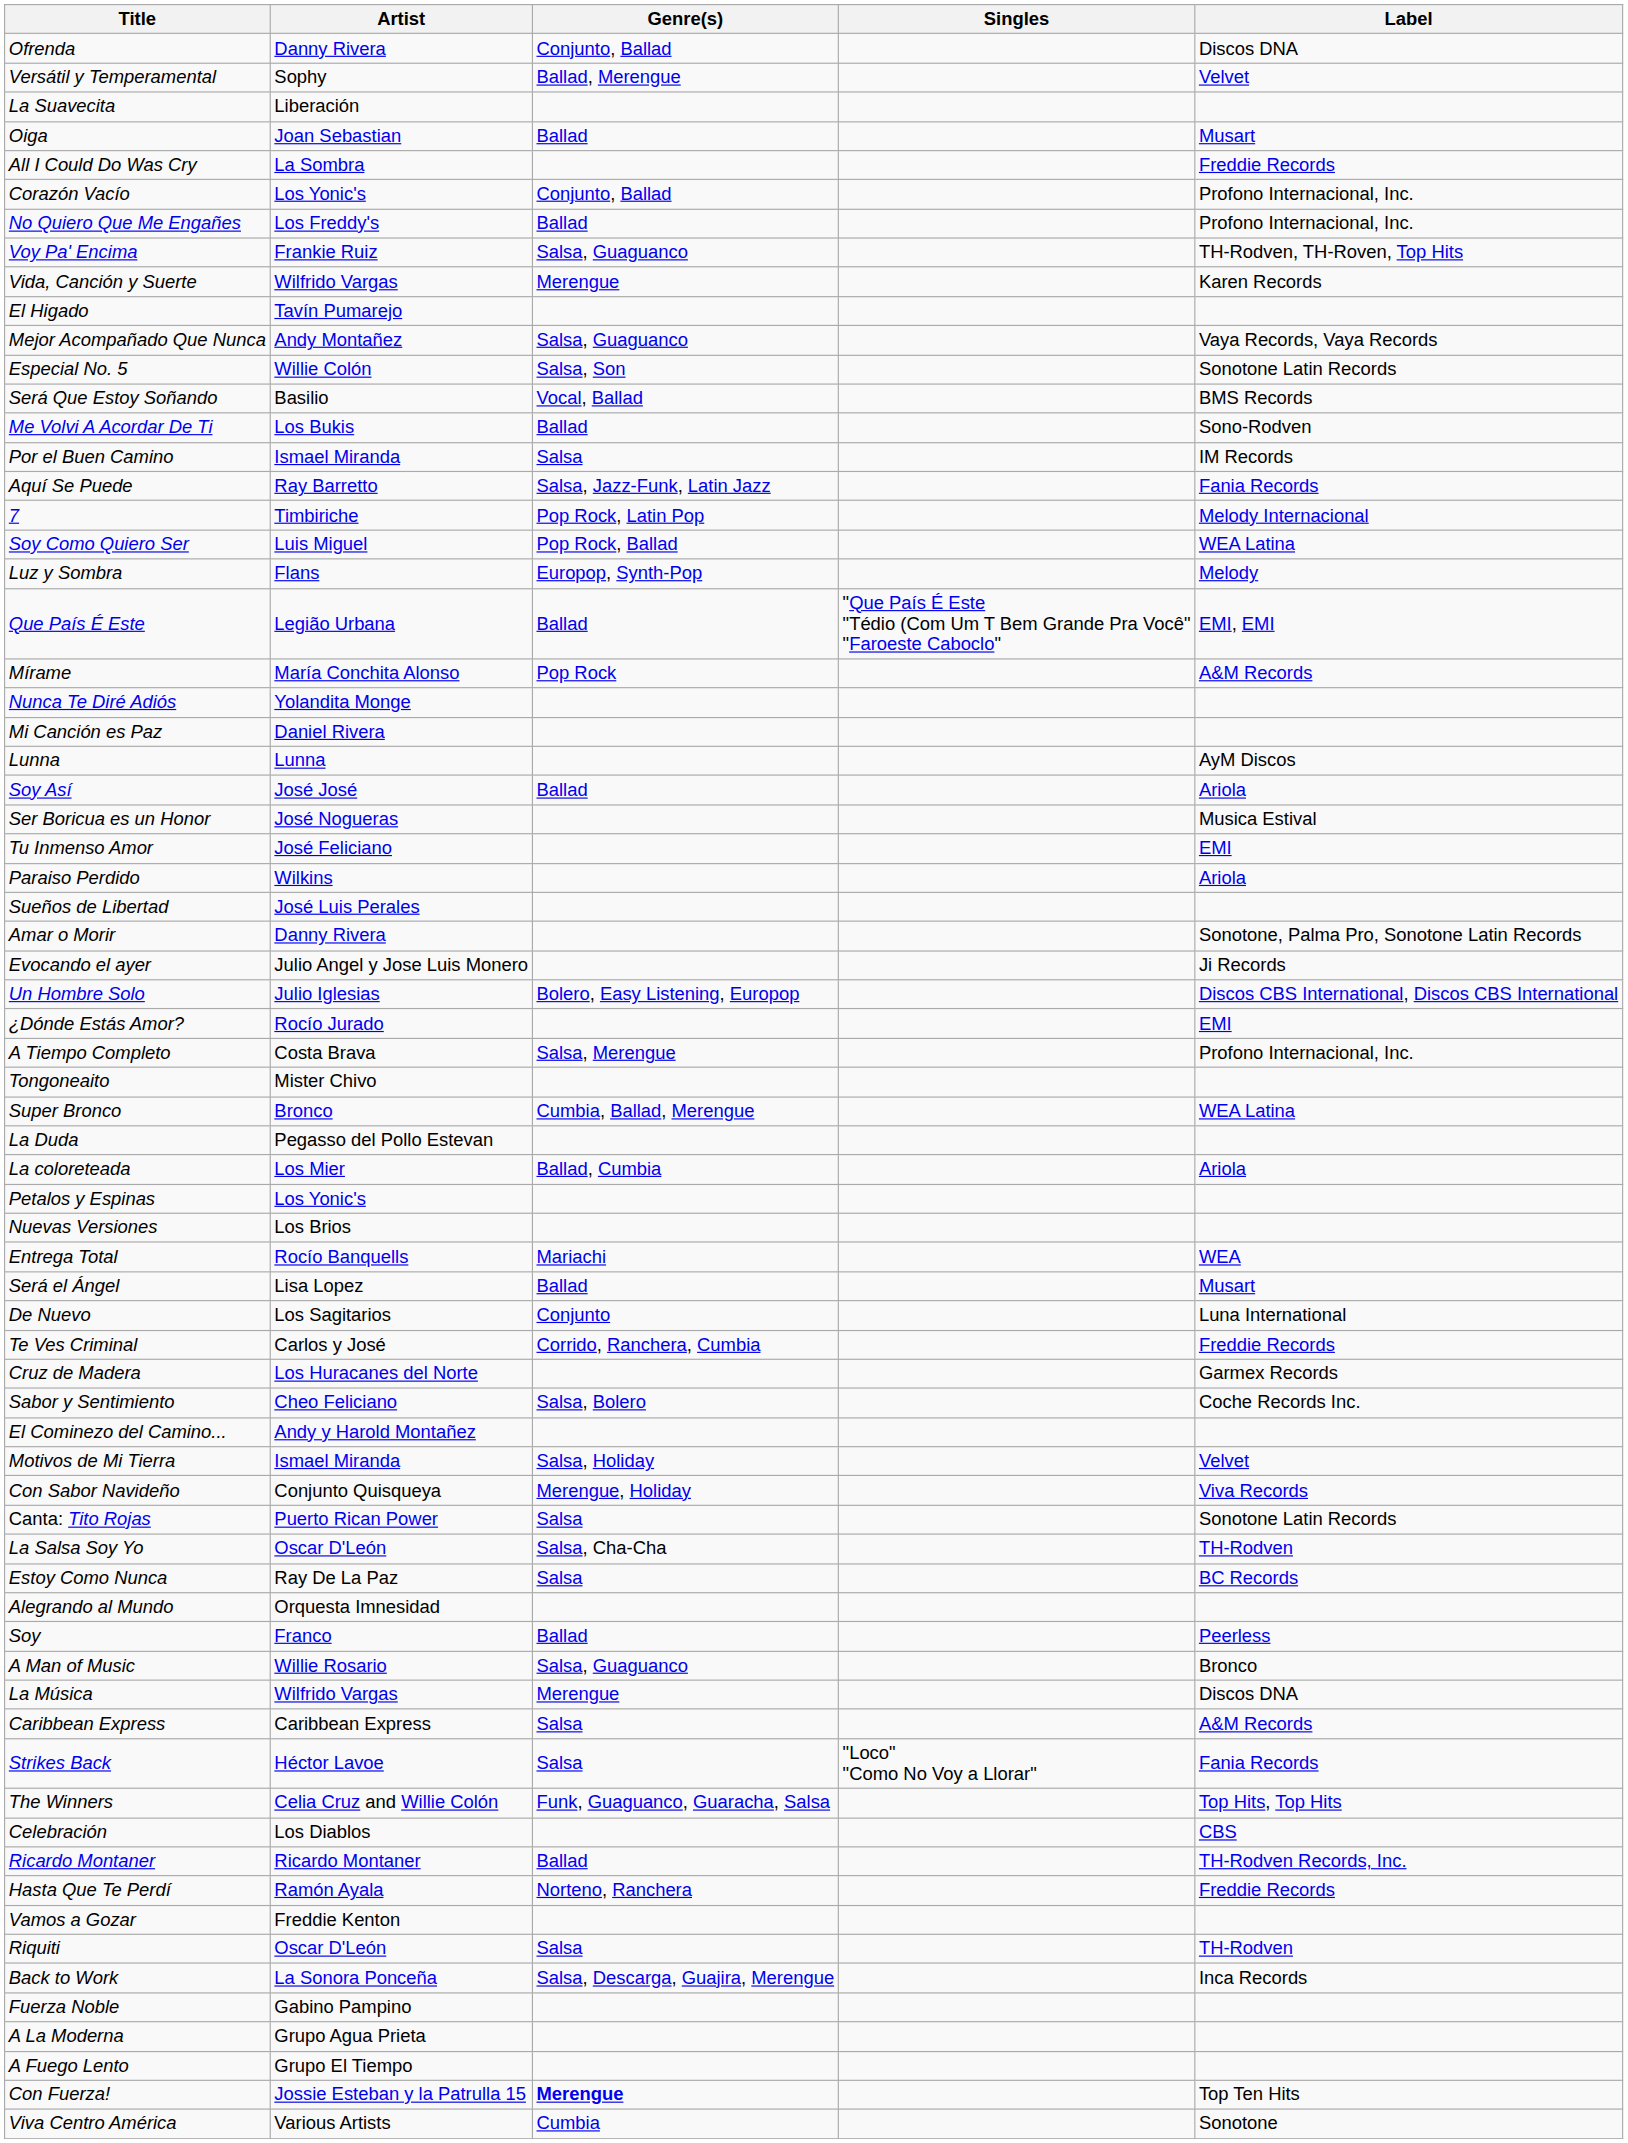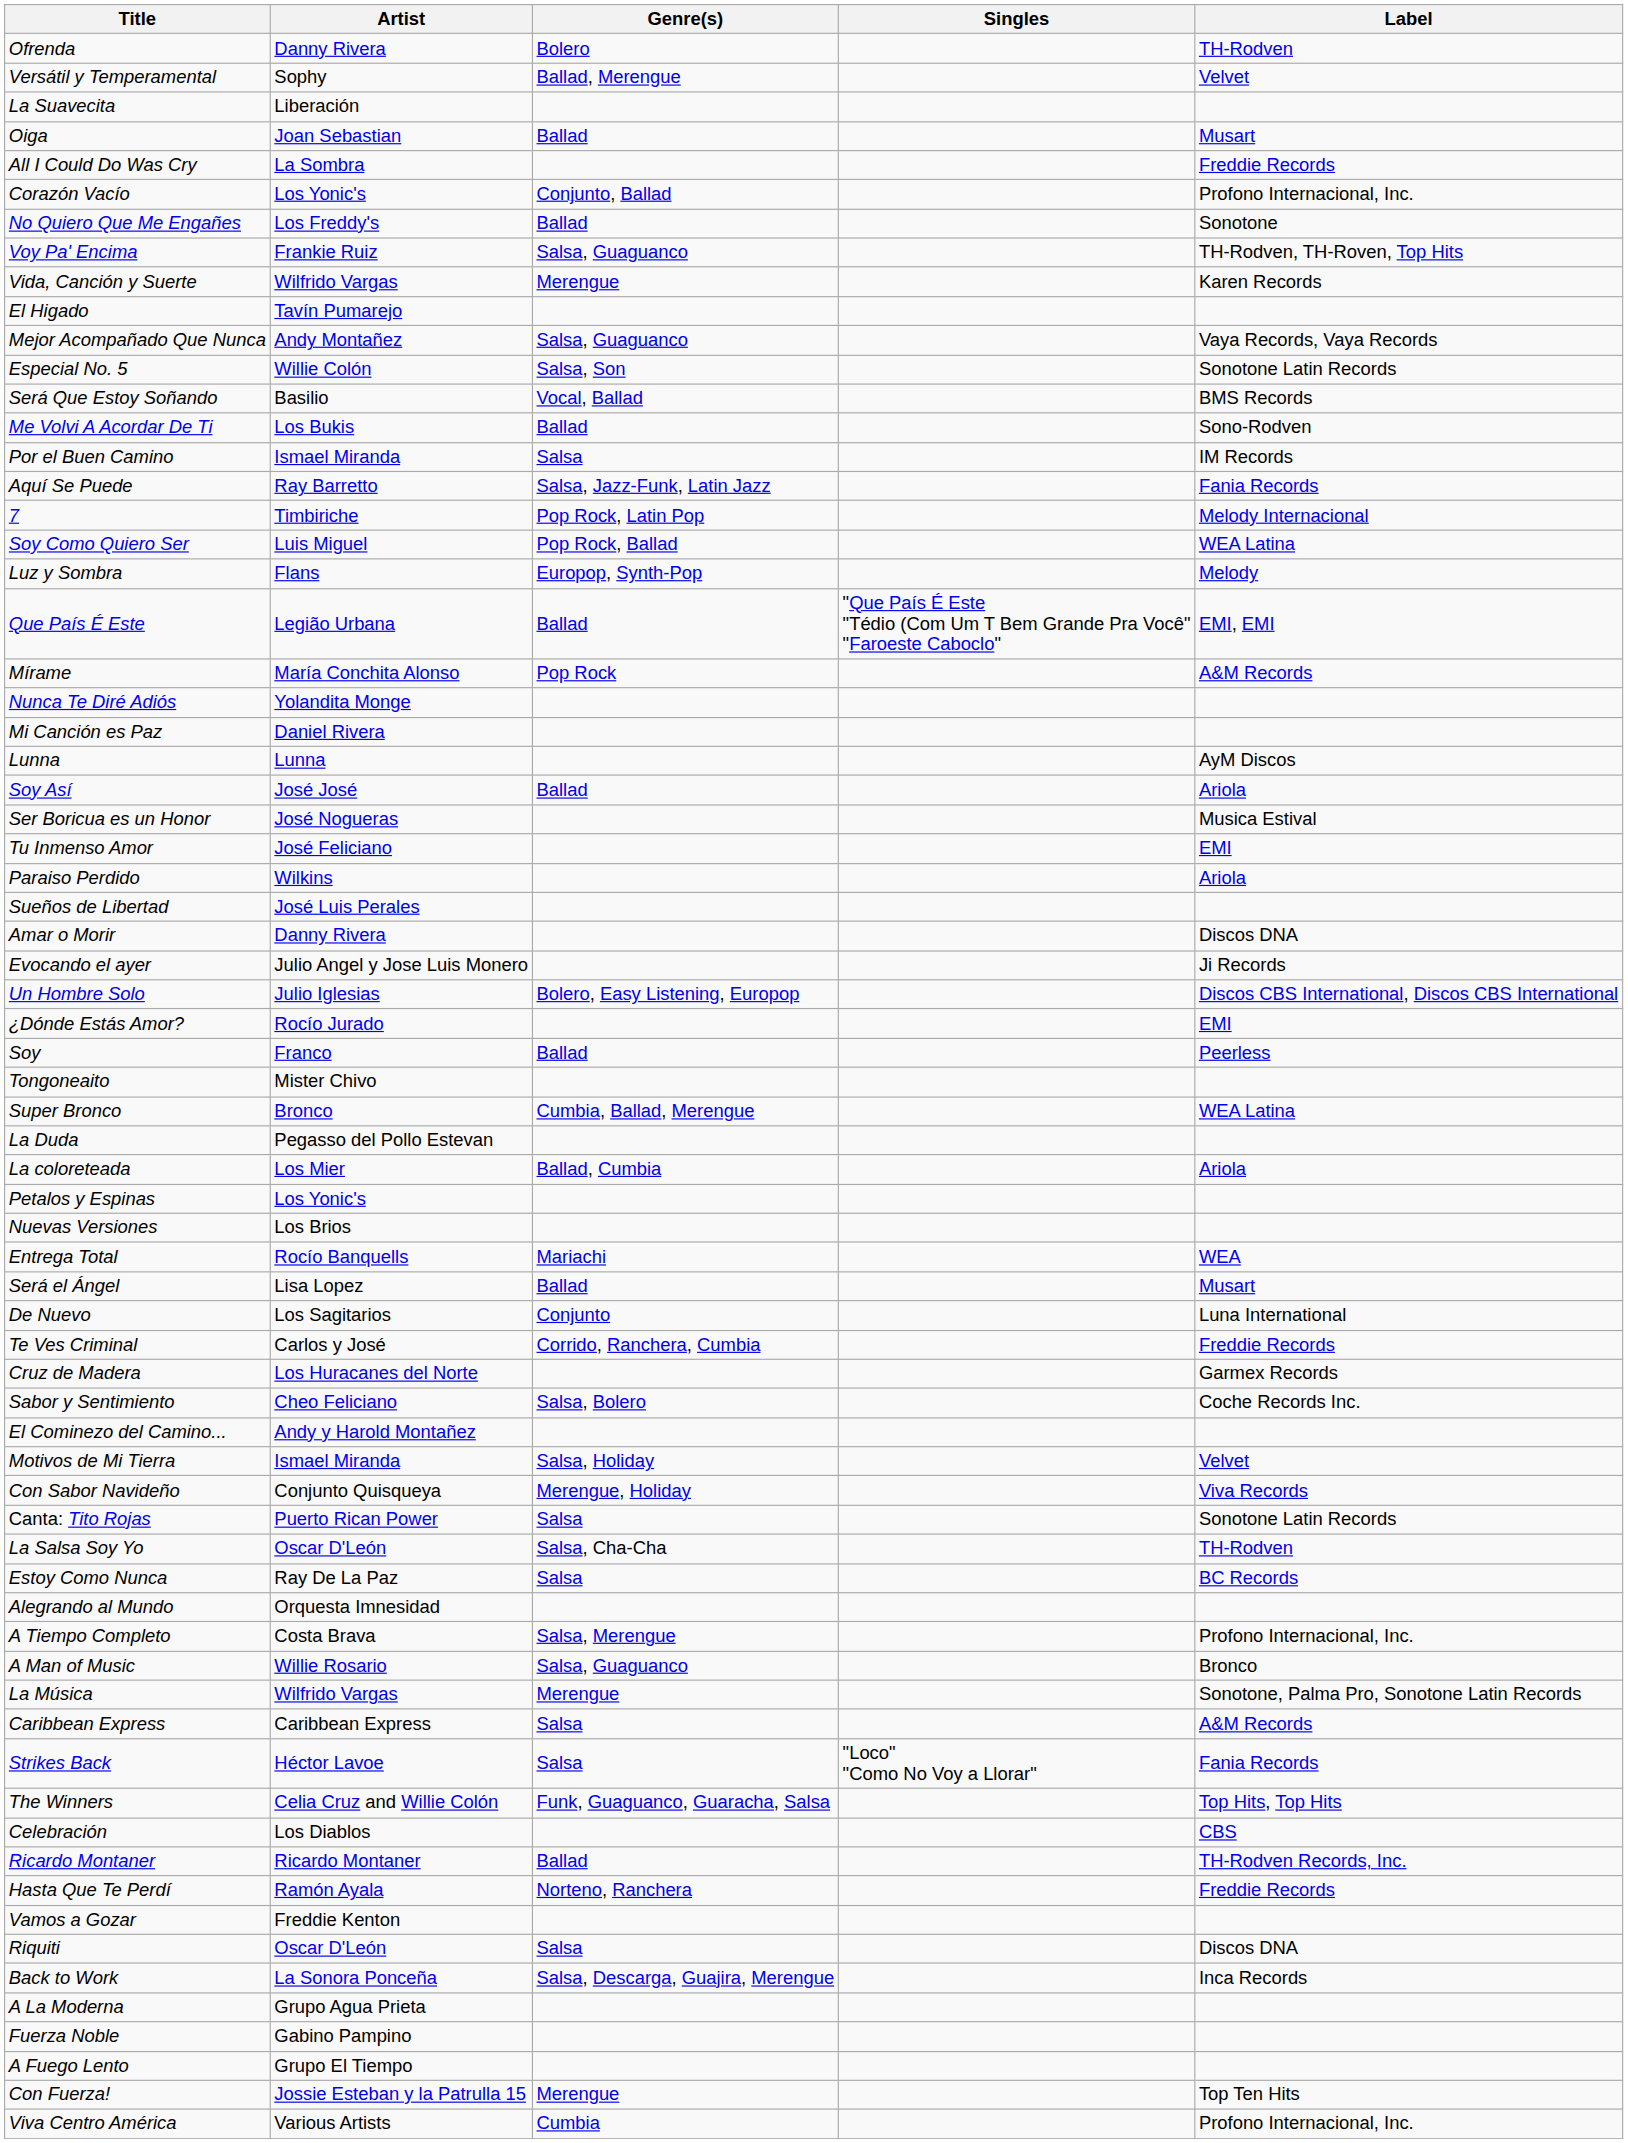(604, 48) Conjunto, Ballad -> (563, 48) Bolero
(1248, 48) Discos DNA -> (1246, 48) TH-Rodven
(1306, 223) Profono Internacional, Inc. -> (1238, 223) Sonotone
(1390, 935) Sonotone, Palma Pro, Sonotone Latin Records -> (1248, 935) Discos DNA
rows swapped: (25, 1636) <-> (90, 1052)
(1248, 1694) Discos DNA -> (1390, 1694) Sonotone, Palma Pro, Sonotone Latin Records
(1246, 1948) TH-Rodven -> (1248, 1948) Discos DNA
rows swapped: (64, 2007) <-> (66, 2036)
(580, 2094) bold -> (578, 2094) normal
(1238, 2123) Sonotone -> (1306, 2123) Profono Internacional, Inc.
